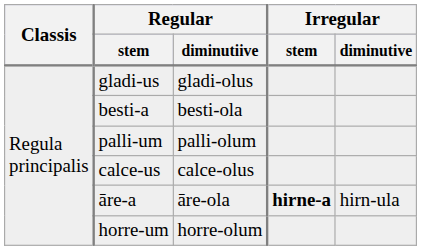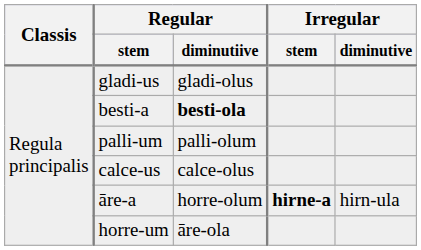(210, 110) normal -> (212, 110) bold
(204, 200) āre-ola -> (220, 200) horre-olum
(220, 230) horre-olum -> (204, 230) āre-ola
